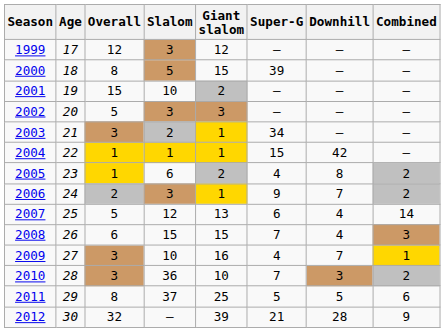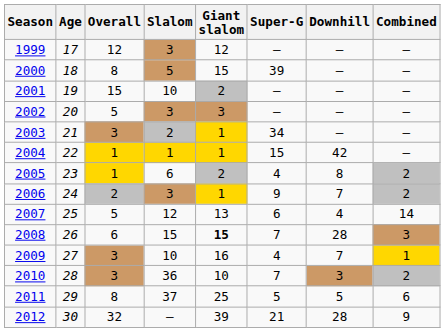(221, 235) normal -> (221, 235) bold
(340, 235) 4 -> (340, 235) 28
